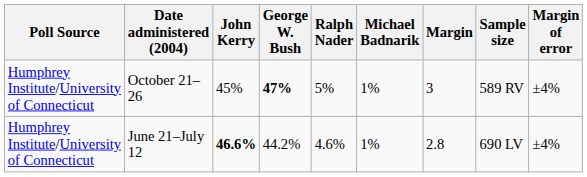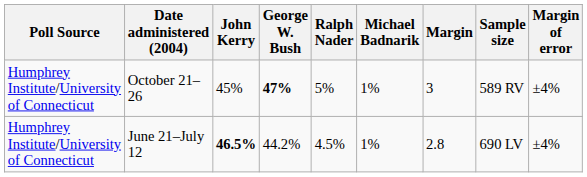(236, 144) 46.6% -> (236, 144) 46.5%
(330, 144) 4.6% -> (330, 144) 4.5%
